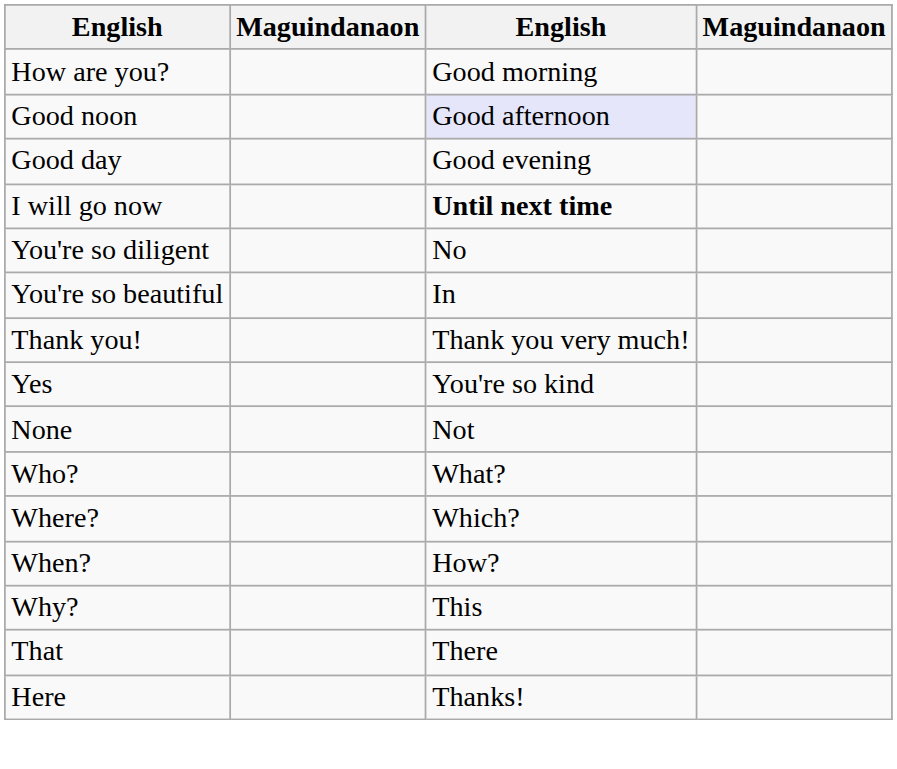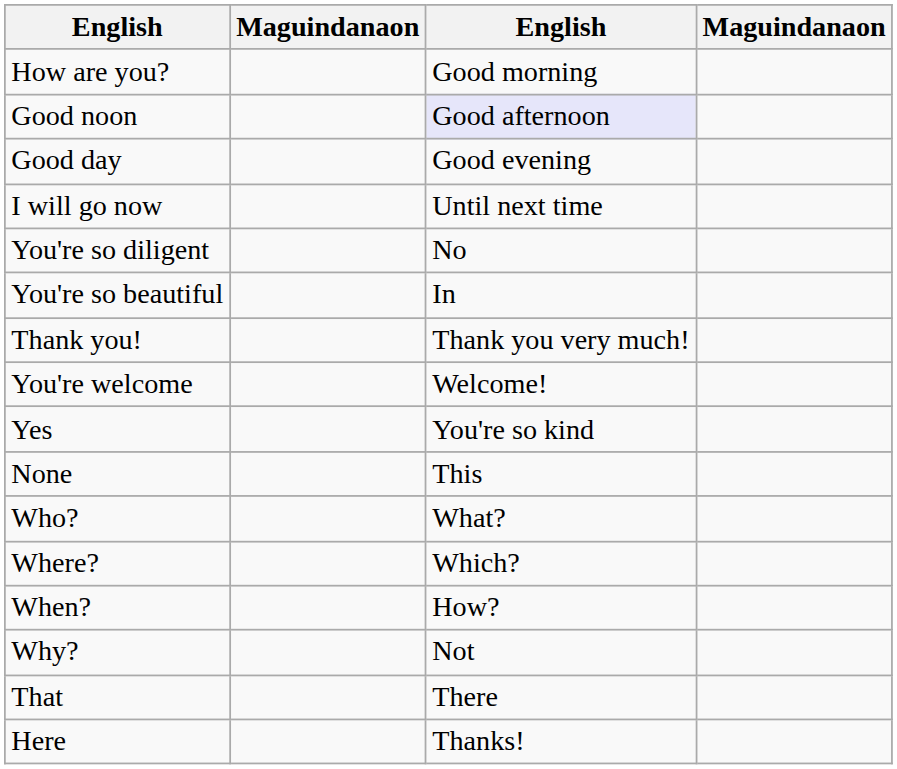(522, 205) bold -> (518, 205) normal
+ row: (102, 384)
(453, 428) Not -> (457, 473) This
(457, 607) This -> (453, 652) Not
